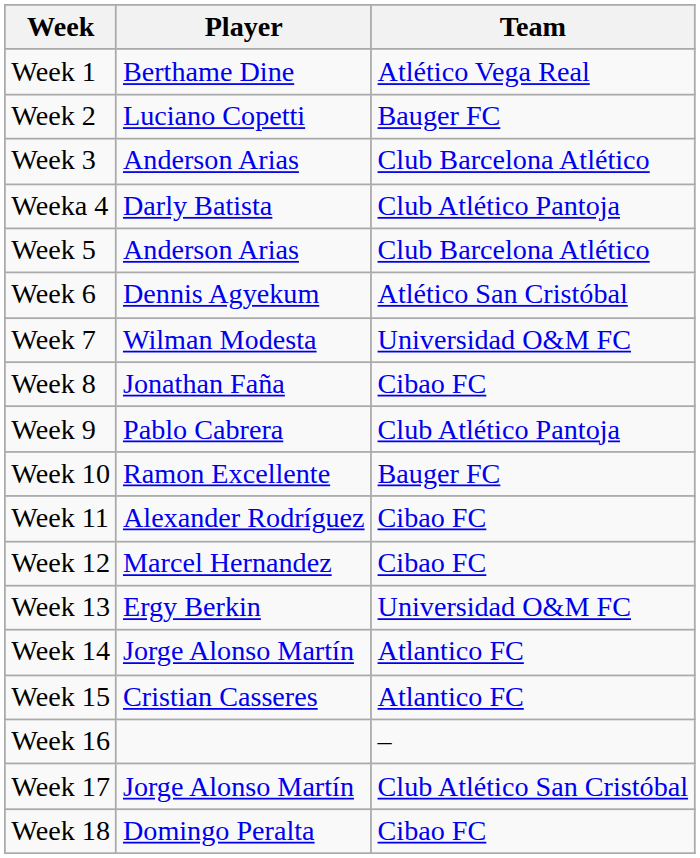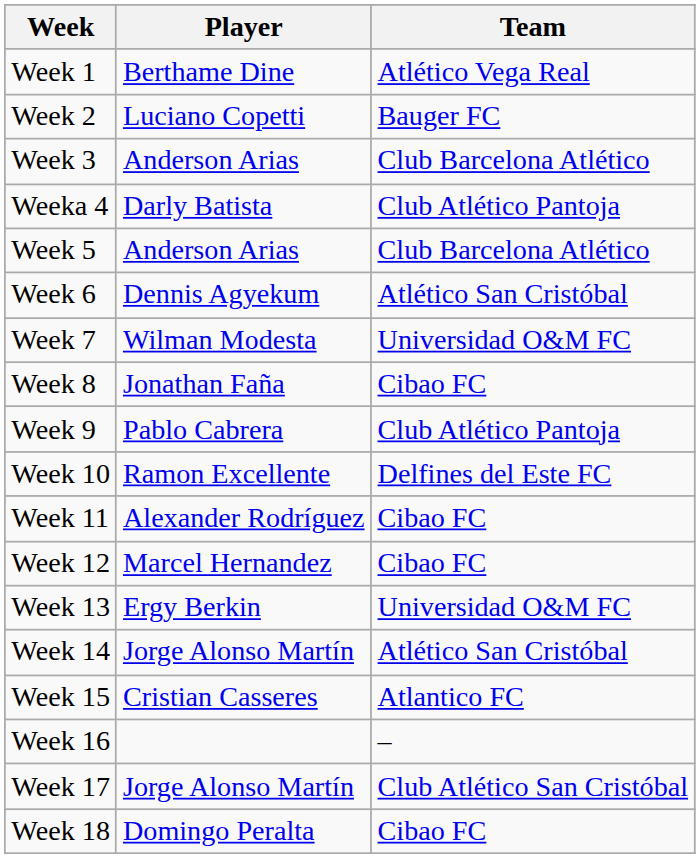(439, 473) Bauger FC -> (494, 473) Delfines del Este FC
(451, 652) Atlantico FC -> (503, 652) Atlético San Cristóbal
